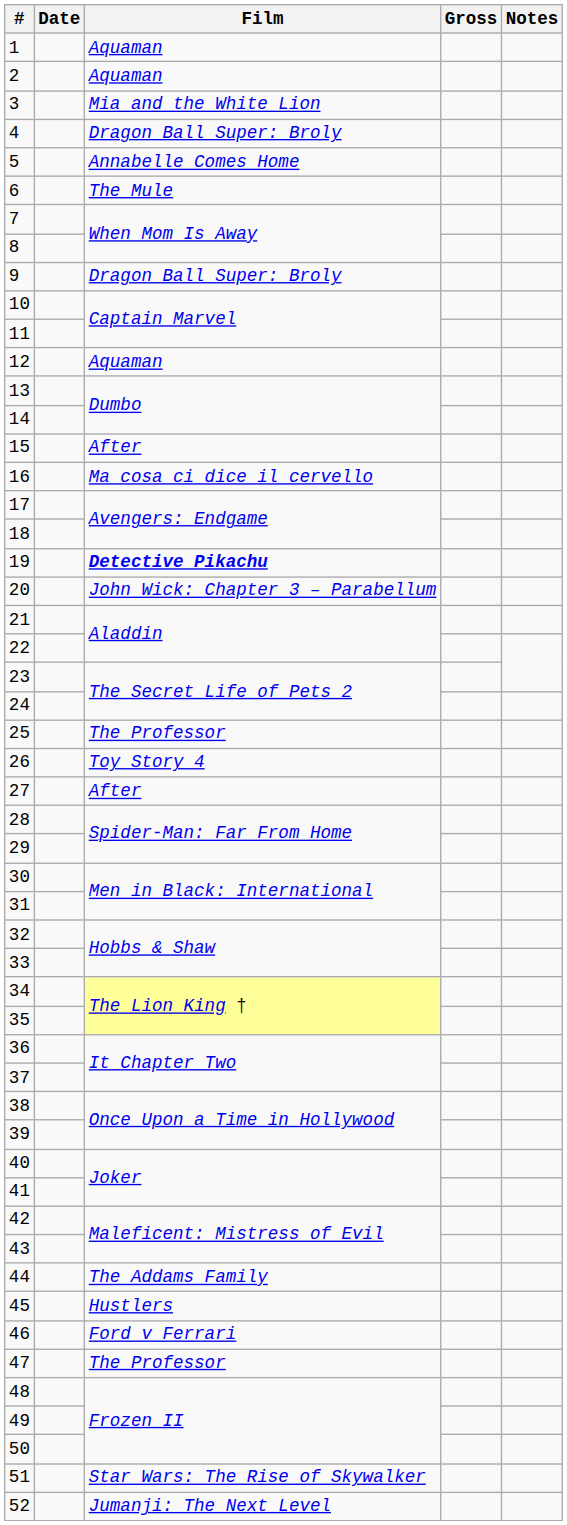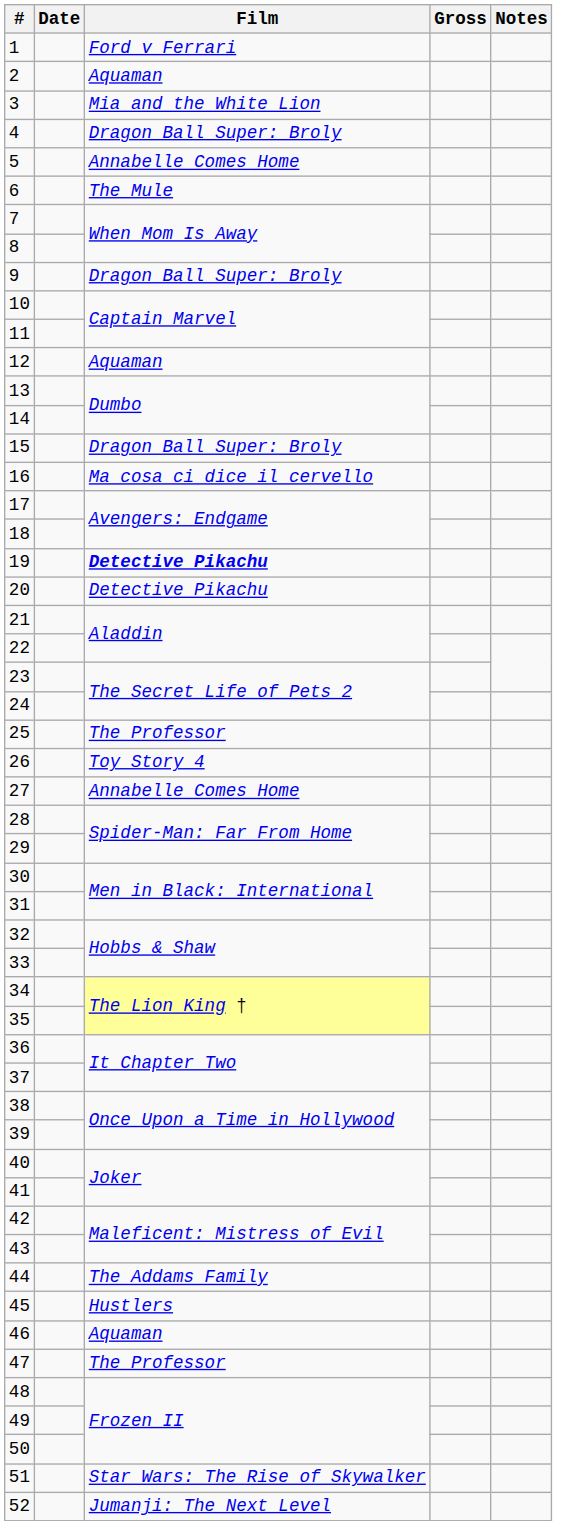(126, 48) Aquaman -> (162, 48) Ford v Ferrari
(115, 448) After -> (215, 448) Dragon Ball Super: Broly
(263, 591) John Wick: Chapter 3 – Parabellum -> (178, 591) Detective Pikachu
(115, 791) After -> (194, 791) Annabelle Comes Home
(162, 1335) Ford v Ferrari -> (126, 1335) Aquaman
